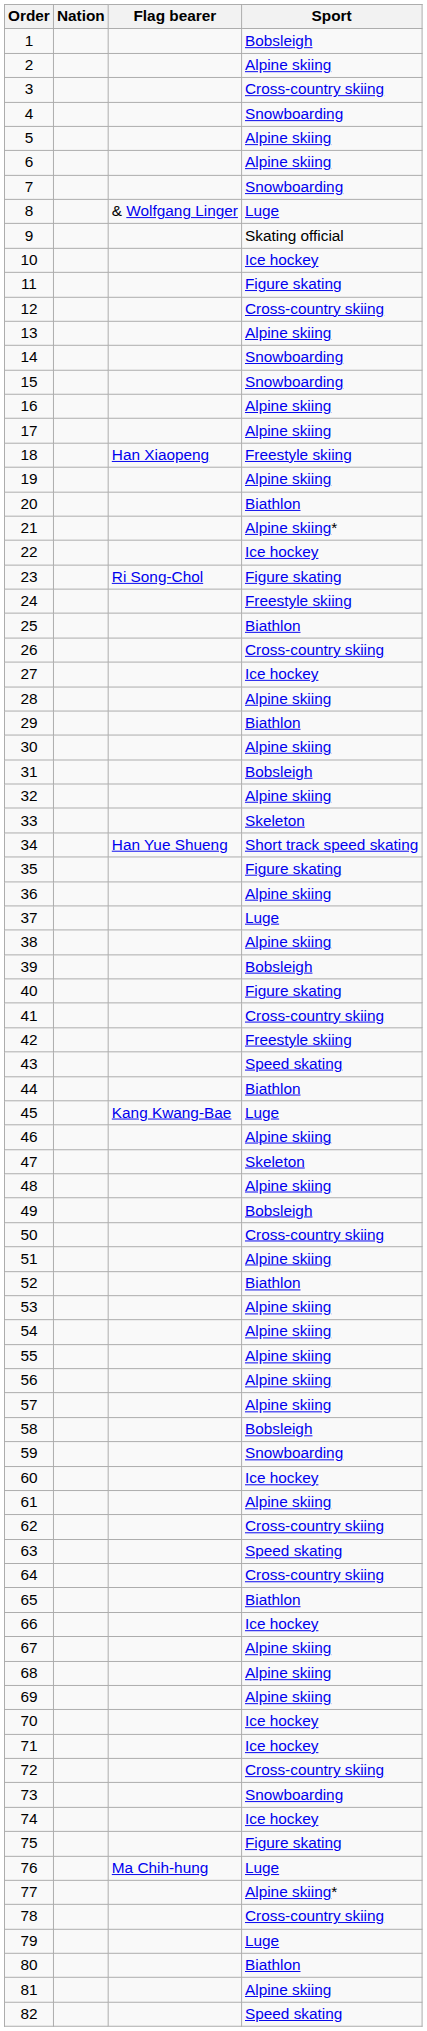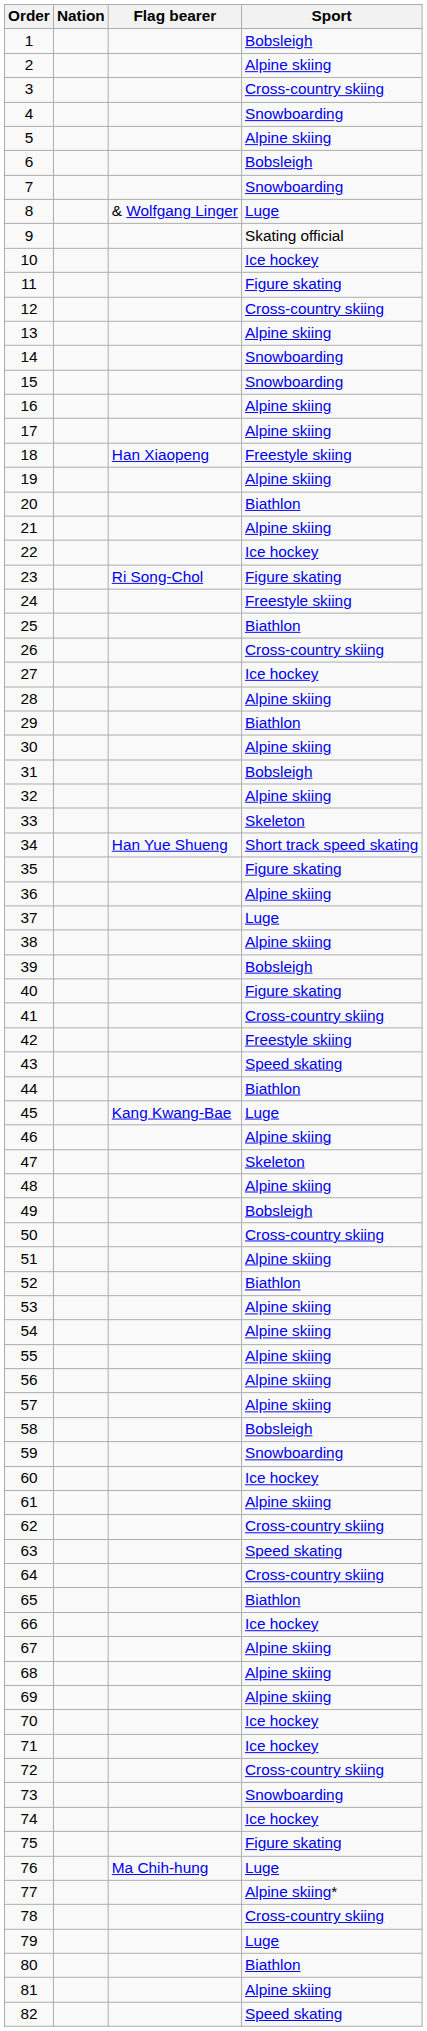(288, 162) Alpine skiing -> (279, 162) Bobsleigh
(291, 528) Alpine skiing* -> (288, 528) Alpine skiing
